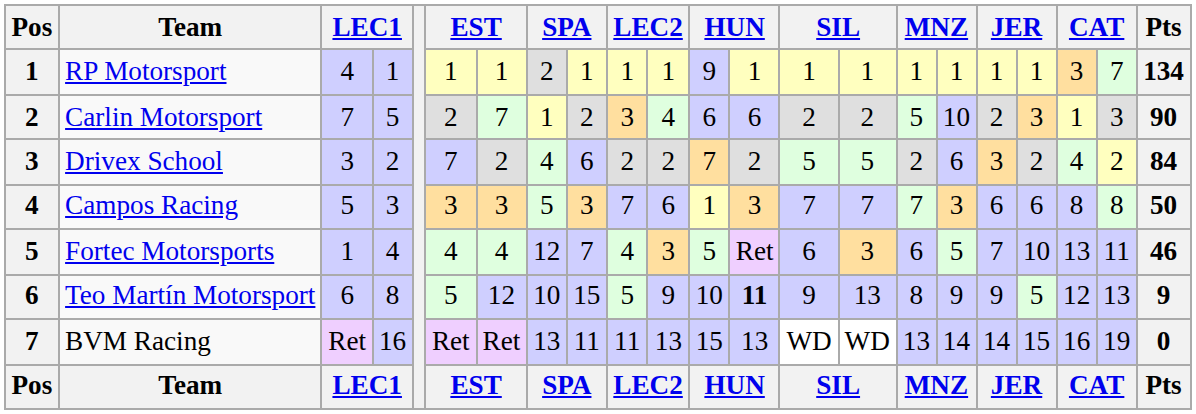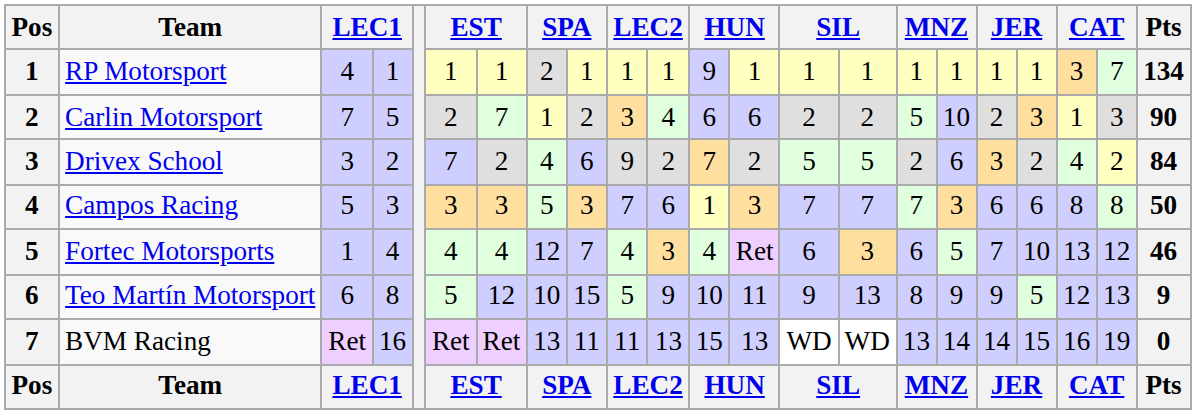(627, 161) 2 -> (627, 161) 9
(709, 250) 5 -> (709, 250) 4
(1117, 250) 11 -> (1117, 250) 12
(755, 295) bold -> (755, 295) normal
